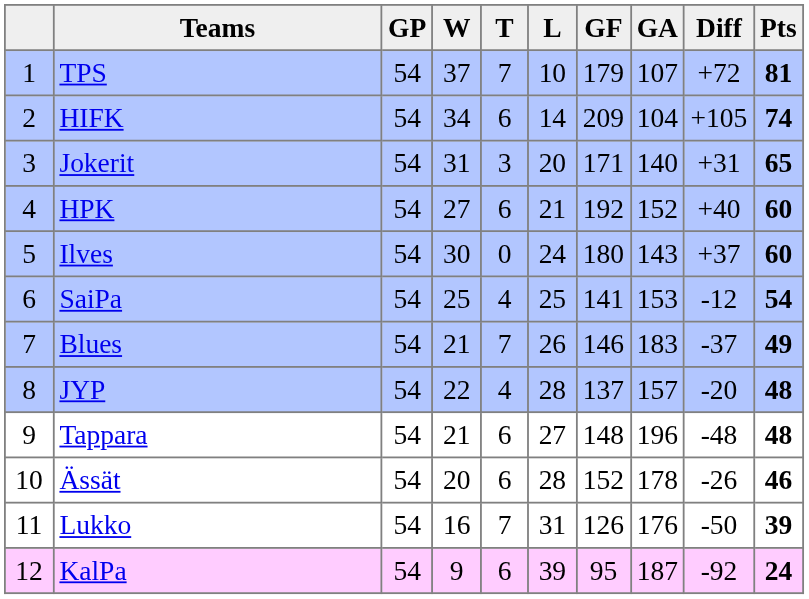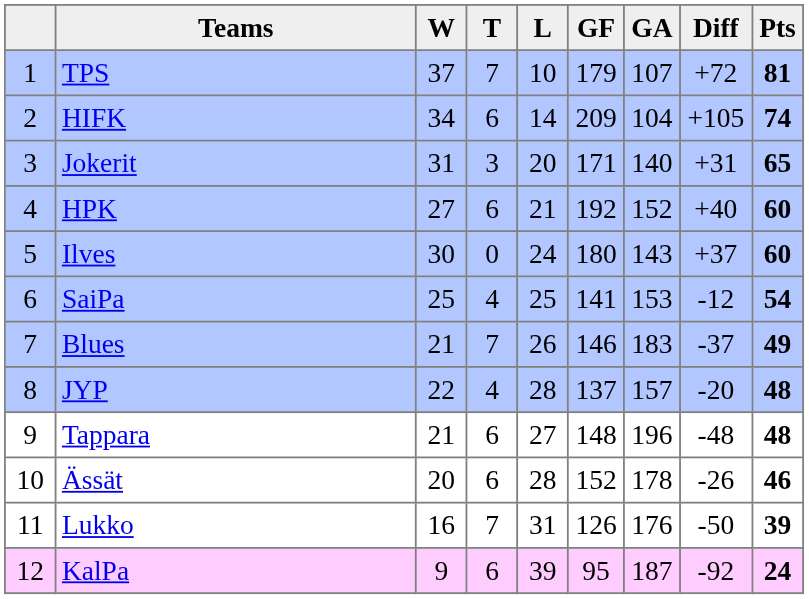- column: (407, 27)
